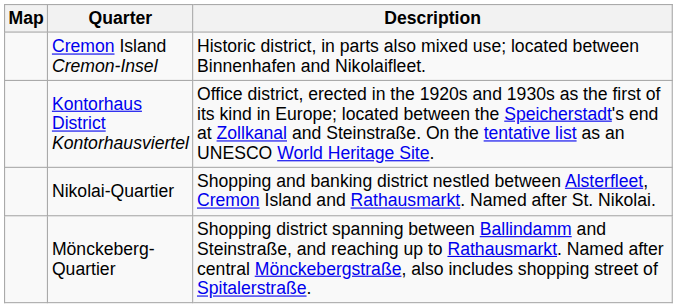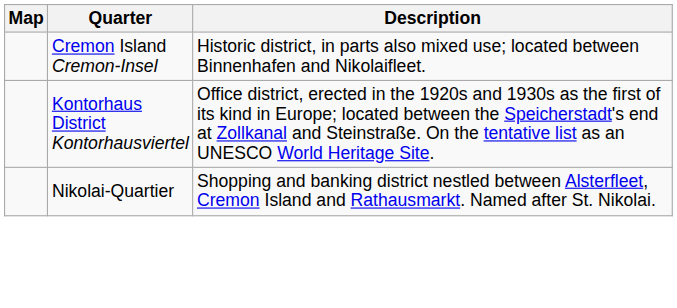- row: (103, 258)
